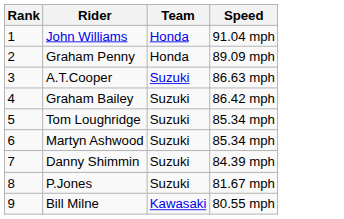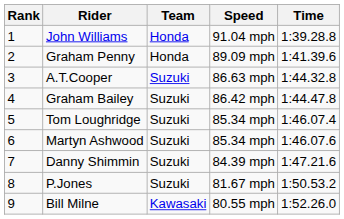+ column: (309, 15)
